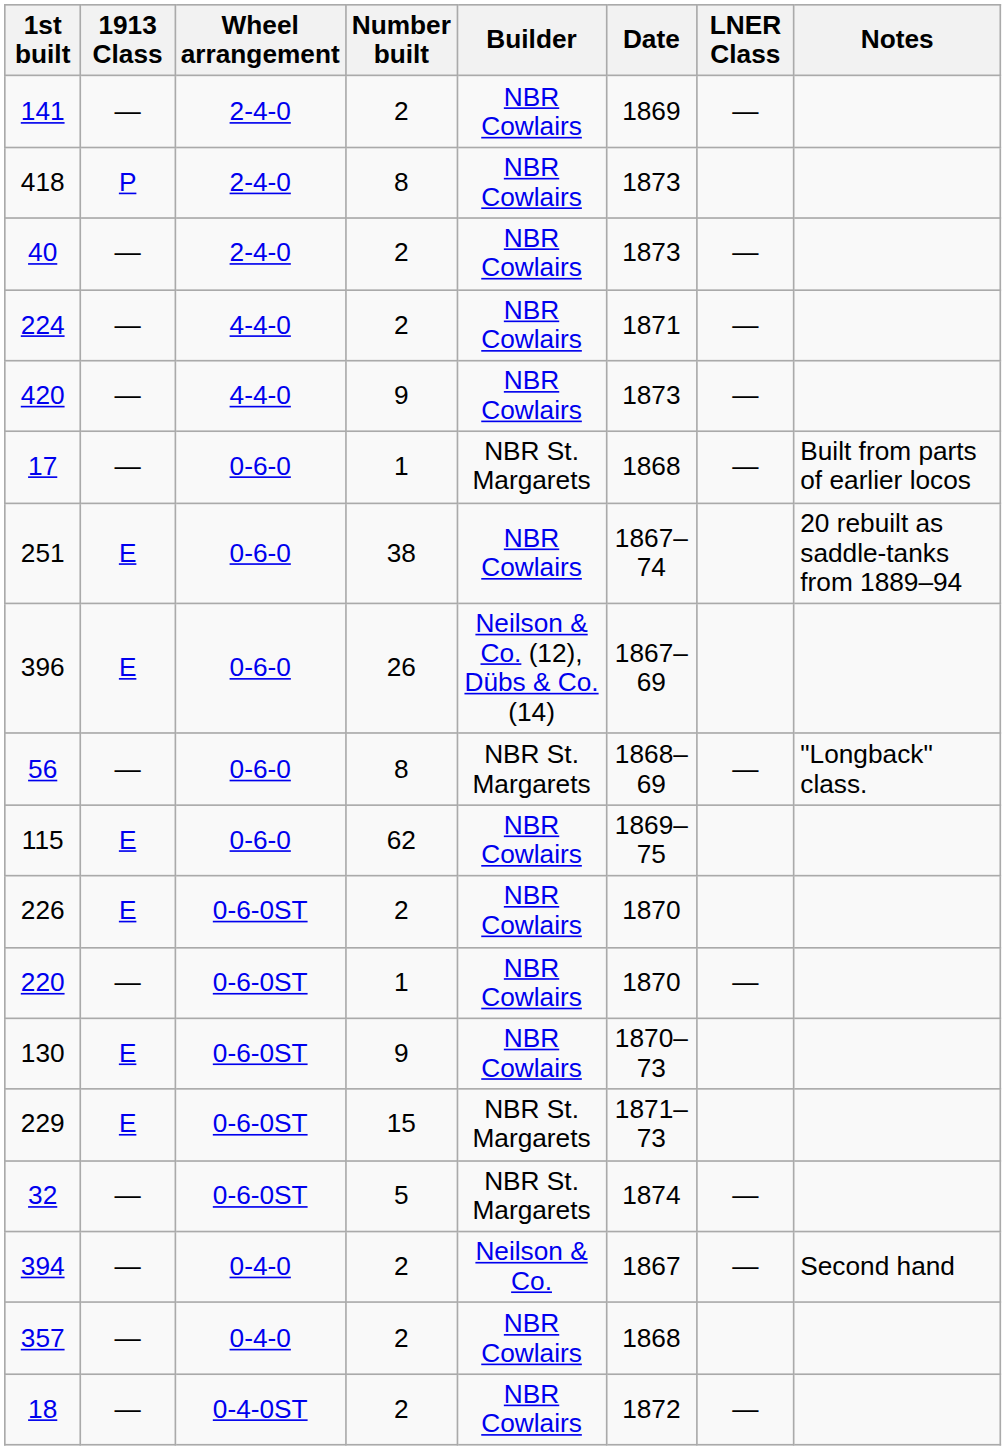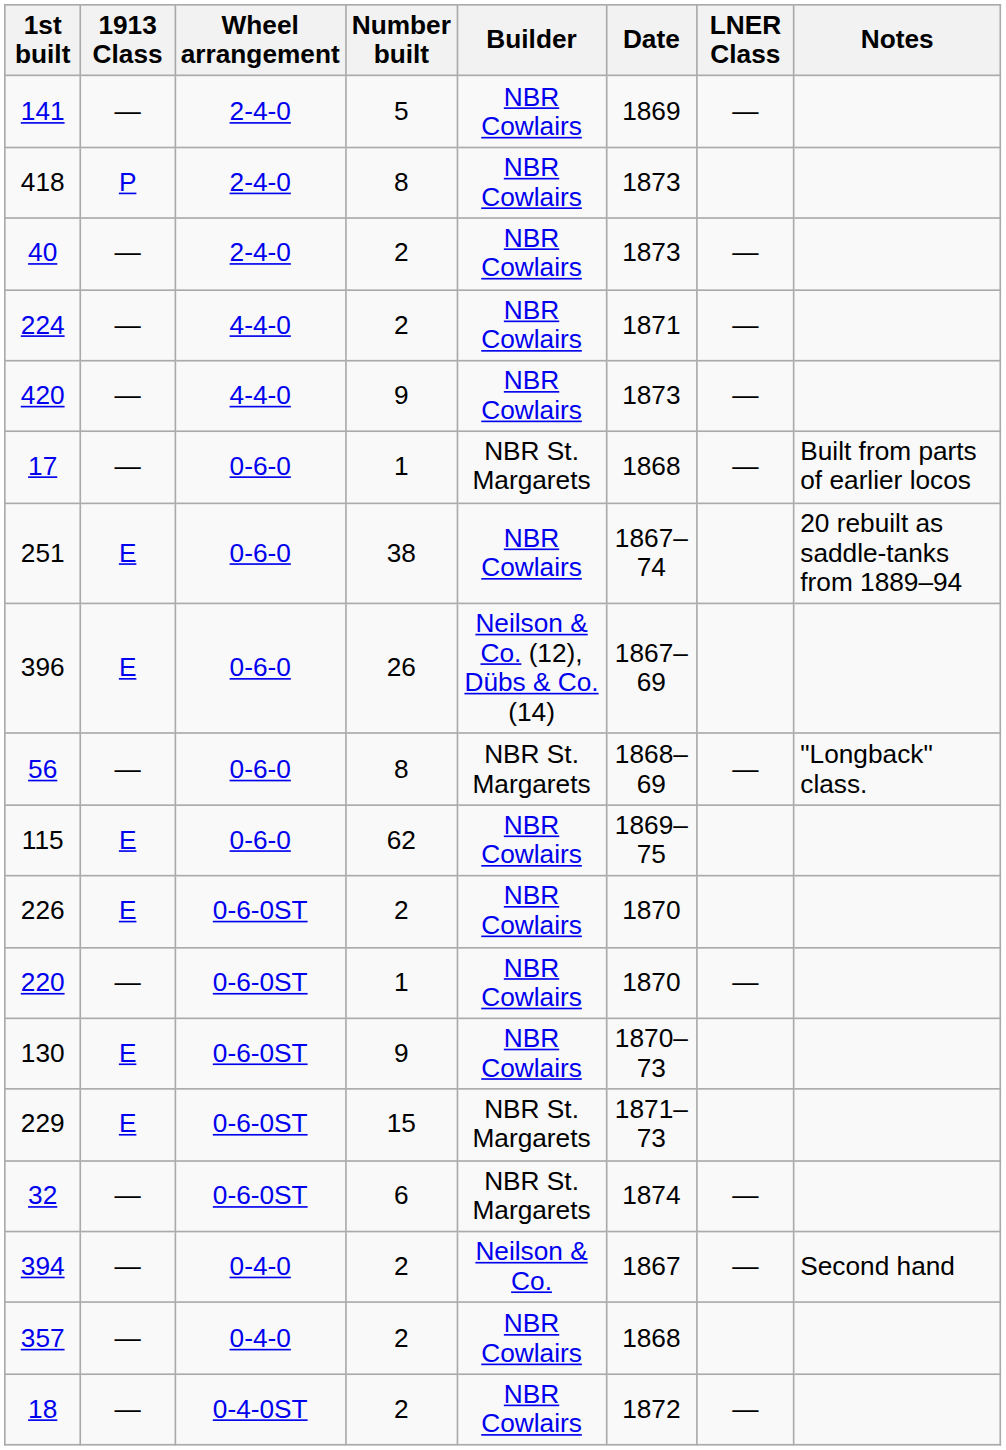(401, 111) 2 -> (401, 111) 5
(401, 1195) 5 -> (401, 1195) 6
